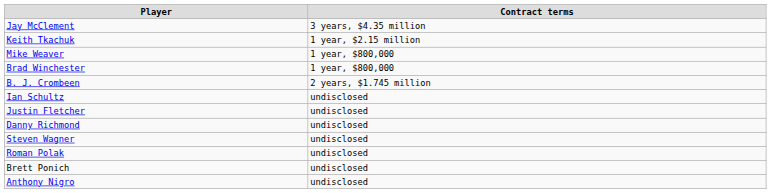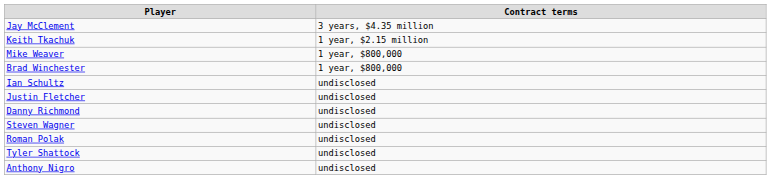- row: (43, 82)
- row: (38, 168)
+ row: (43, 153)
